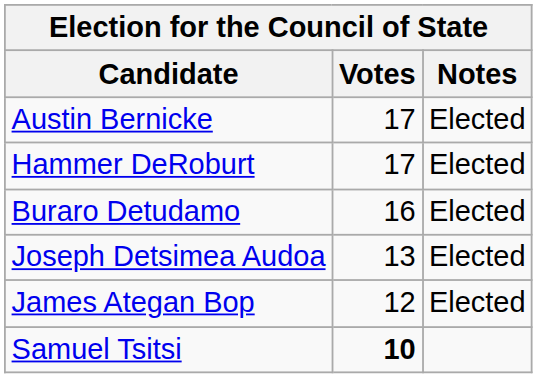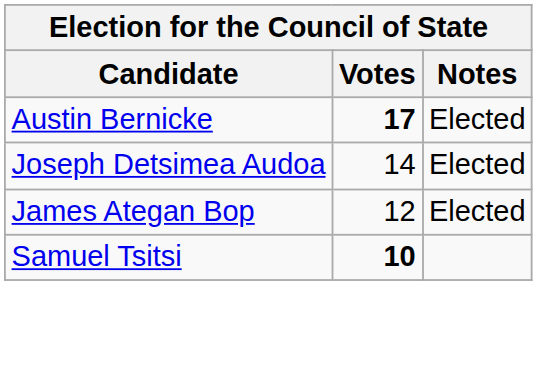(399, 119) normal -> (399, 119) bold
- row: (133, 165)
- row: (126, 211)
(399, 257) 13 -> (399, 165) 14
